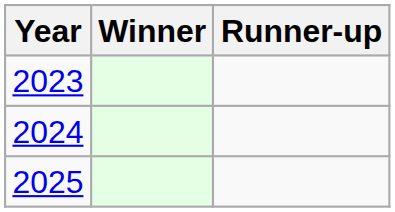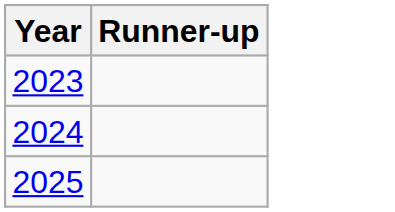- column: (152, 31)
